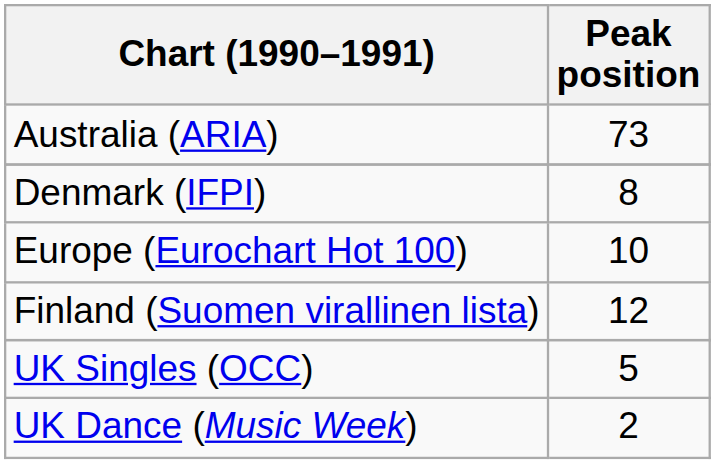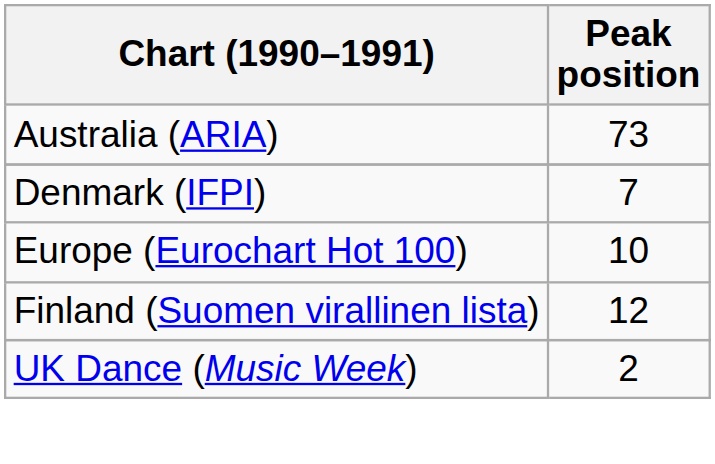(628, 192) 8 -> (628, 192) 7
- row: (164, 368)
